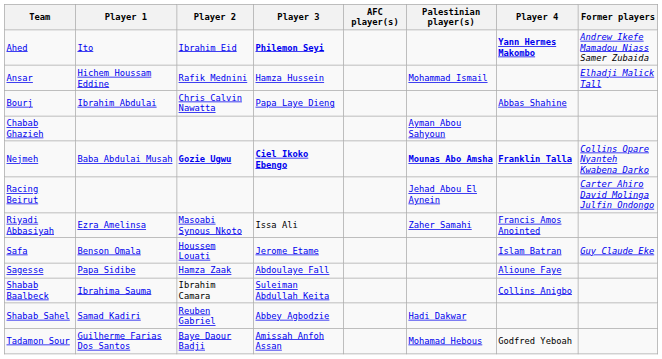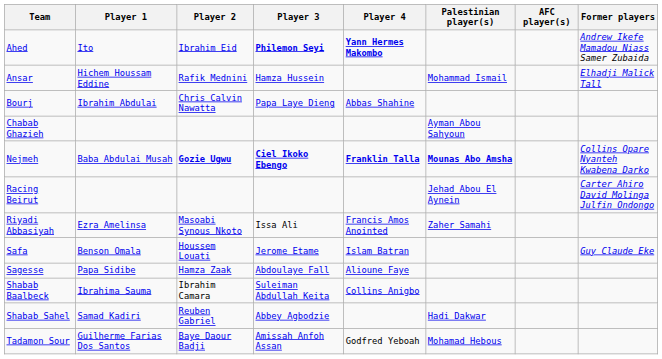columns swapped: (537, 17) <-> (375, 17)
